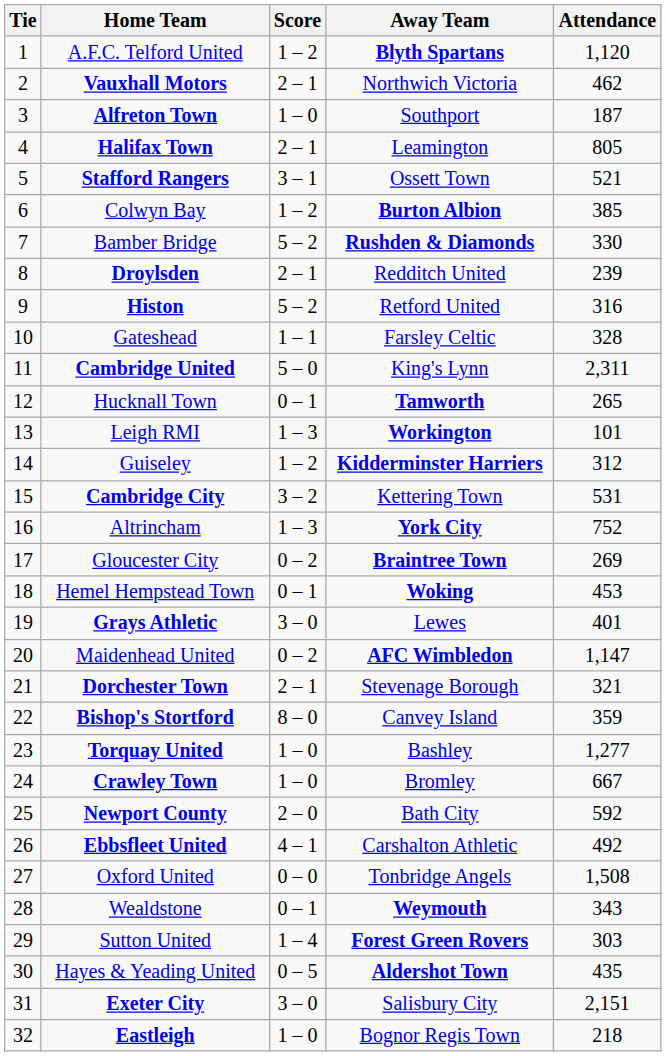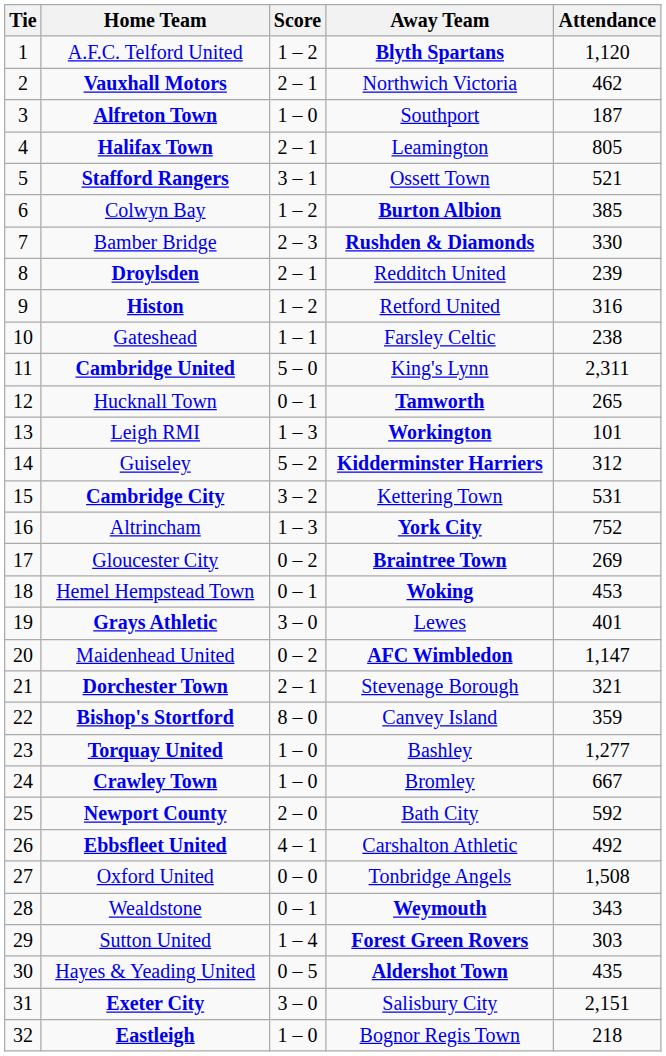(298, 242) 5 – 2 -> (298, 242) 2 – 3
(298, 305) 5 – 2 -> (298, 305) 1 – 2
(607, 337) 328 -> (607, 337) 238
(298, 464) 1 – 2 -> (298, 464) 5 – 2
